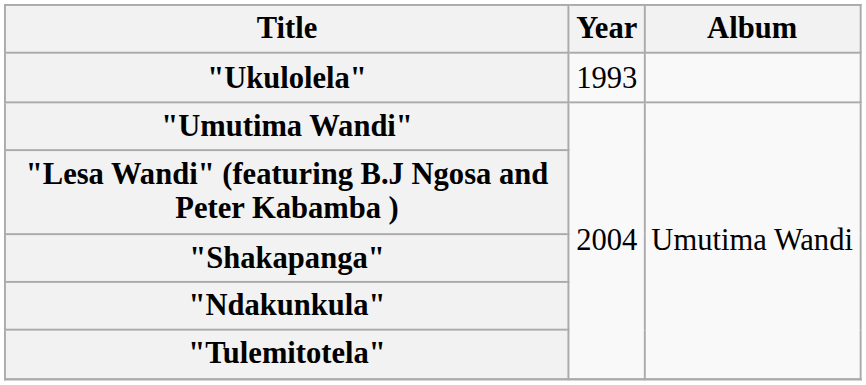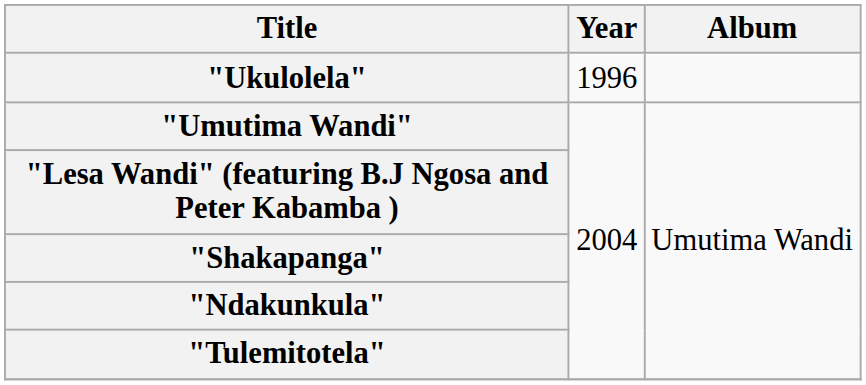(607, 77) 1993 -> (607, 77) 1996
